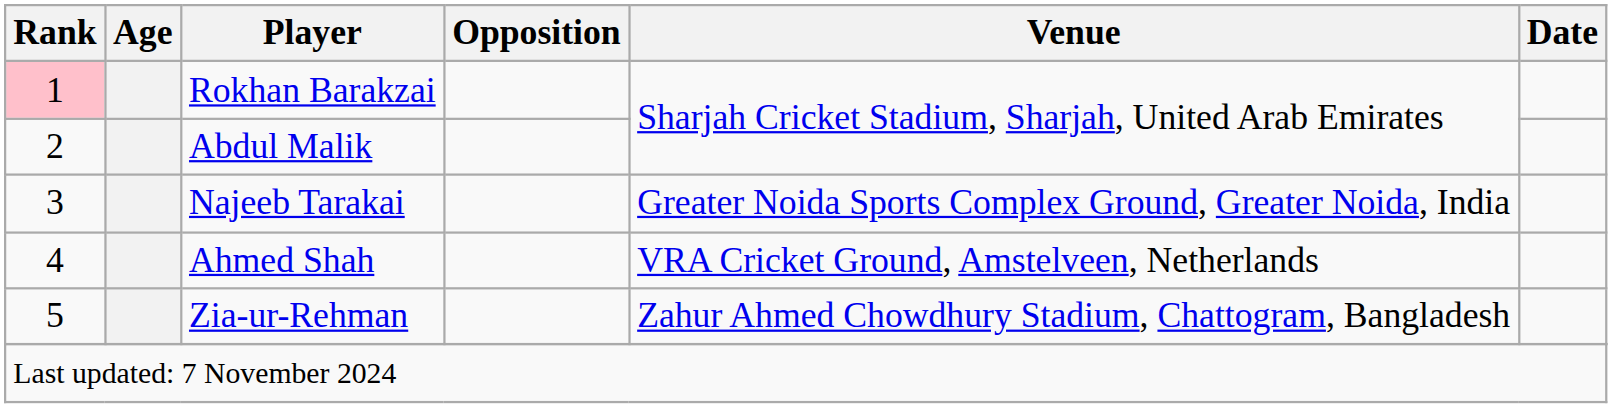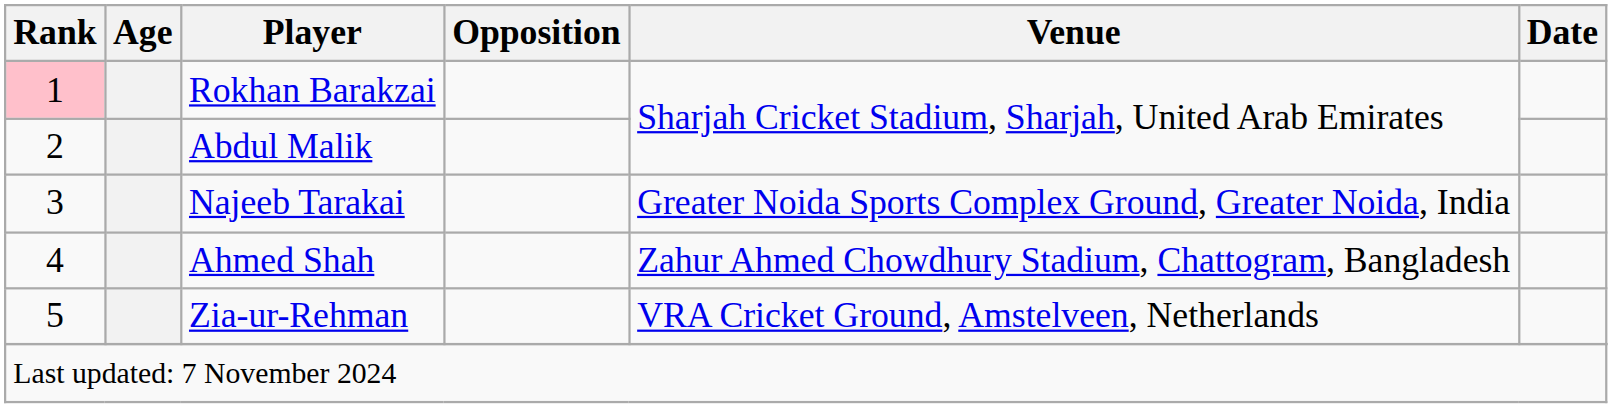(978, 259) VRA Cricket Ground, Amstelveen, Netherlands -> (1074, 259) Zahur Ahmed Chowdhury Stadium, Chattogram, Bangladesh
(1074, 315) Zahur Ahmed Chowdhury Stadium, Chattogram, Bangladesh -> (978, 315) VRA Cricket Ground, Amstelveen, Netherlands
